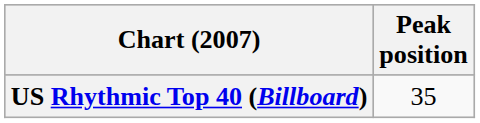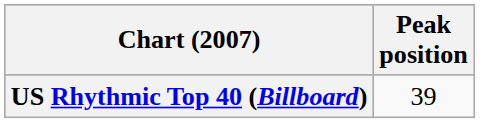(424, 95) 35 -> (424, 95) 39
